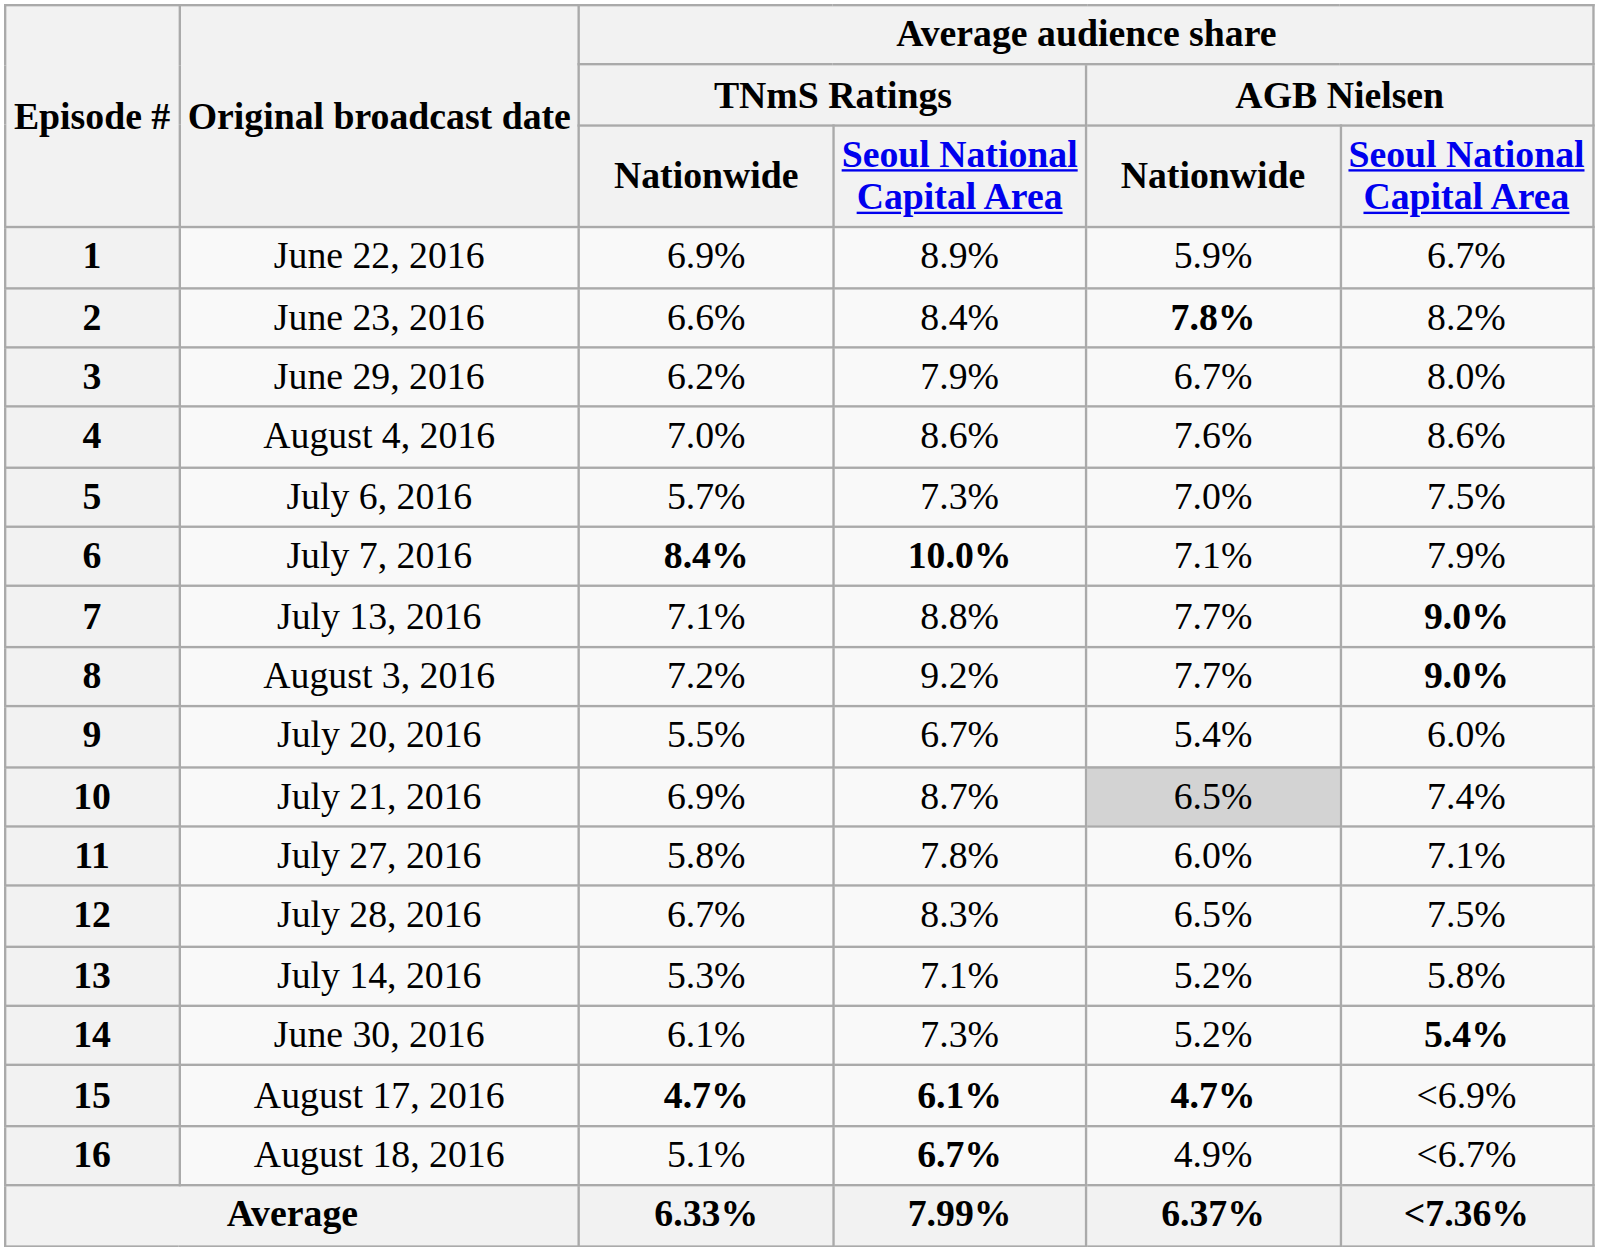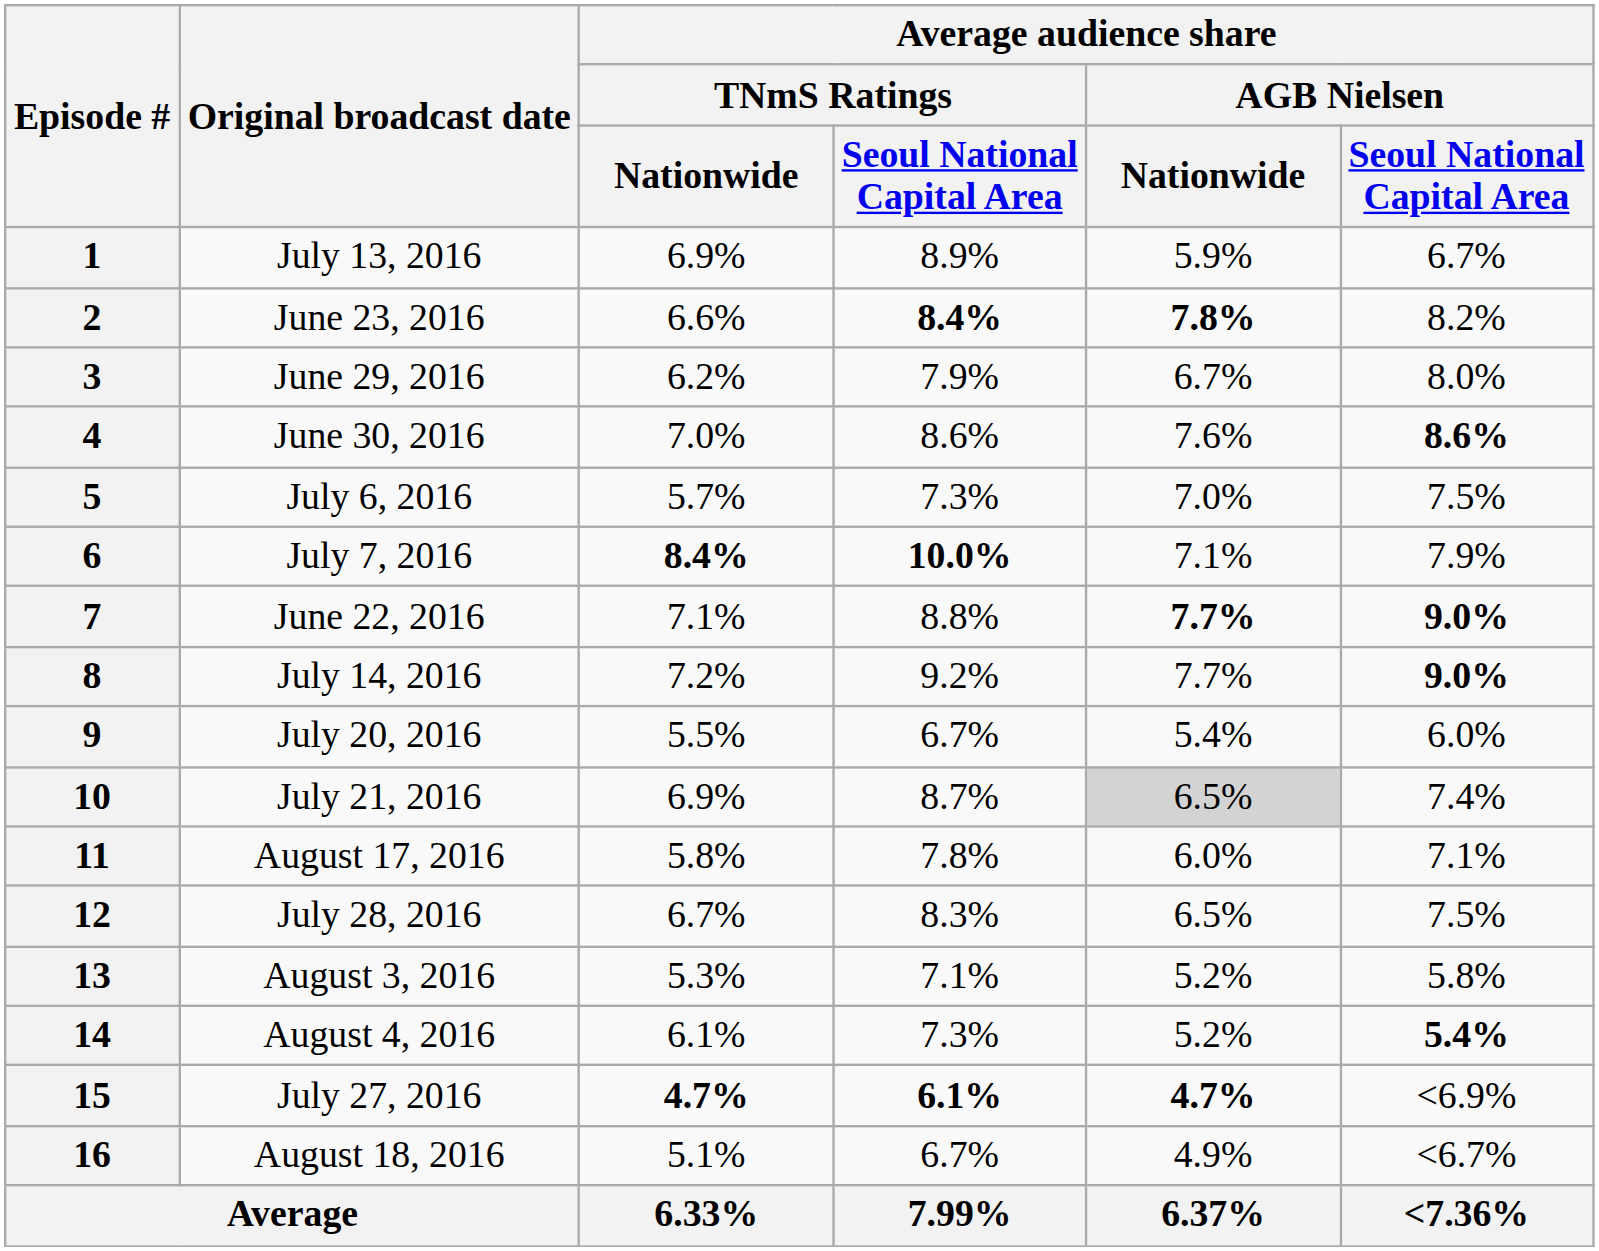(379, 256) June 22, 2016 -> (379, 256) July 13, 2016
(960, 316) normal -> (960, 316) bold
(379, 436) August 4, 2016 -> (379, 436) June 30, 2016
(1466, 436) normal -> (1466, 436) bold
(379, 615) July 13, 2016 -> (379, 615) June 22, 2016
(1213, 615) normal -> (1213, 615) bold
(379, 675) August 3, 2016 -> (379, 675) July 14, 2016
(379, 855) July 27, 2016 -> (379, 855) August 17, 2016
(379, 975) July 14, 2016 -> (379, 975) August 3, 2016
(379, 1035) June 30, 2016 -> (379, 1035) August 4, 2016
(379, 1094) August 17, 2016 -> (379, 1094) July 27, 2016
(960, 1154) bold -> (960, 1154) normal
